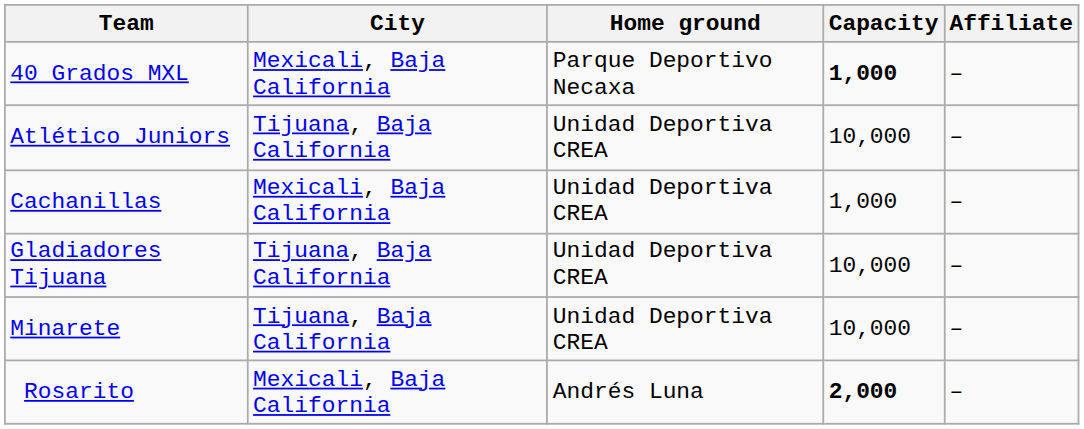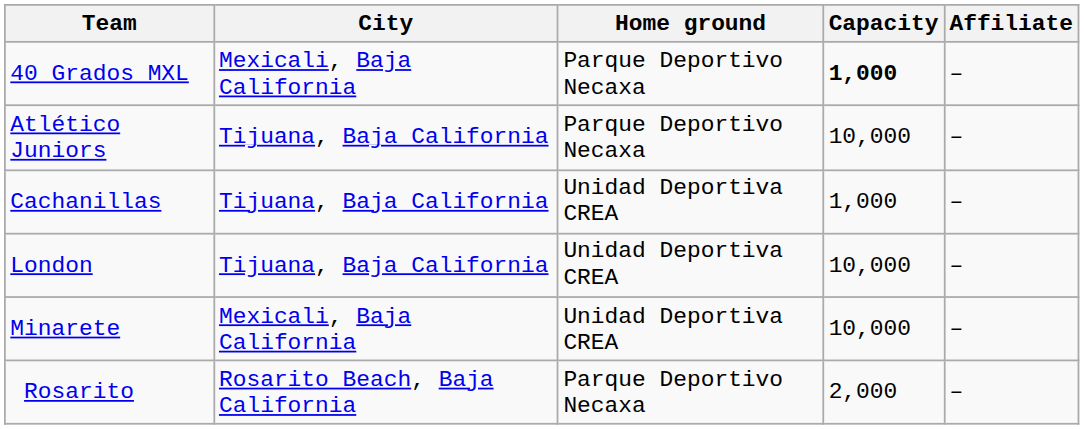(663, 138) Unidad Deportiva CREA -> (673, 138) Parque Deportivo Necaxa
(349, 201) Mexicali, Baja California -> (384, 201) Tijuana, Baja California
- row: (86, 265)
+ row: (52, 265)
(342, 329) Tijuana, Baja California -> (315, 329) Mexicali, Baja California
(349, 392) Mexicali, Baja California -> (356, 392) Rosarito Beach, Baja California
(628, 392) Andrés Luna -> (673, 392) Parque Deportivo Necaxa
(863, 392) bold -> (863, 392) normal
